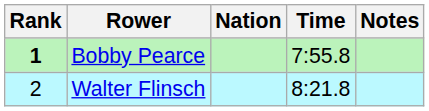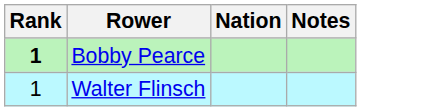- column: (321, 21)
(36, 88) 2 -> (36, 88) 1
